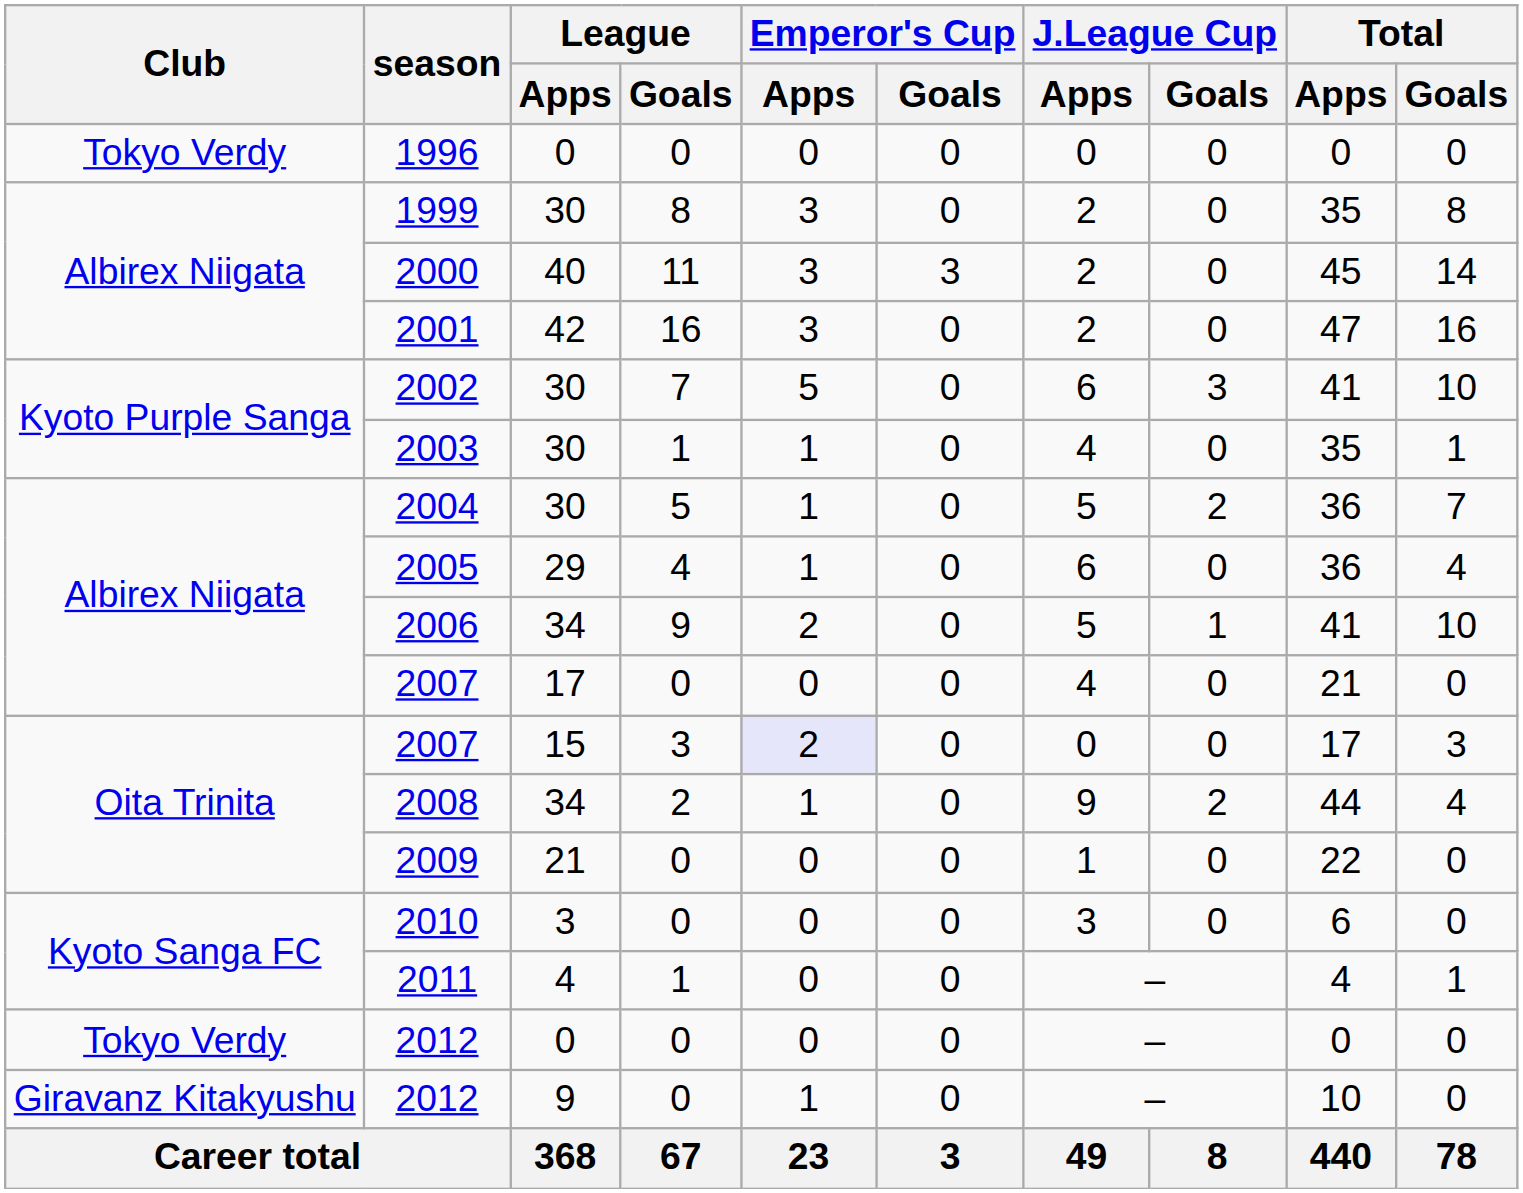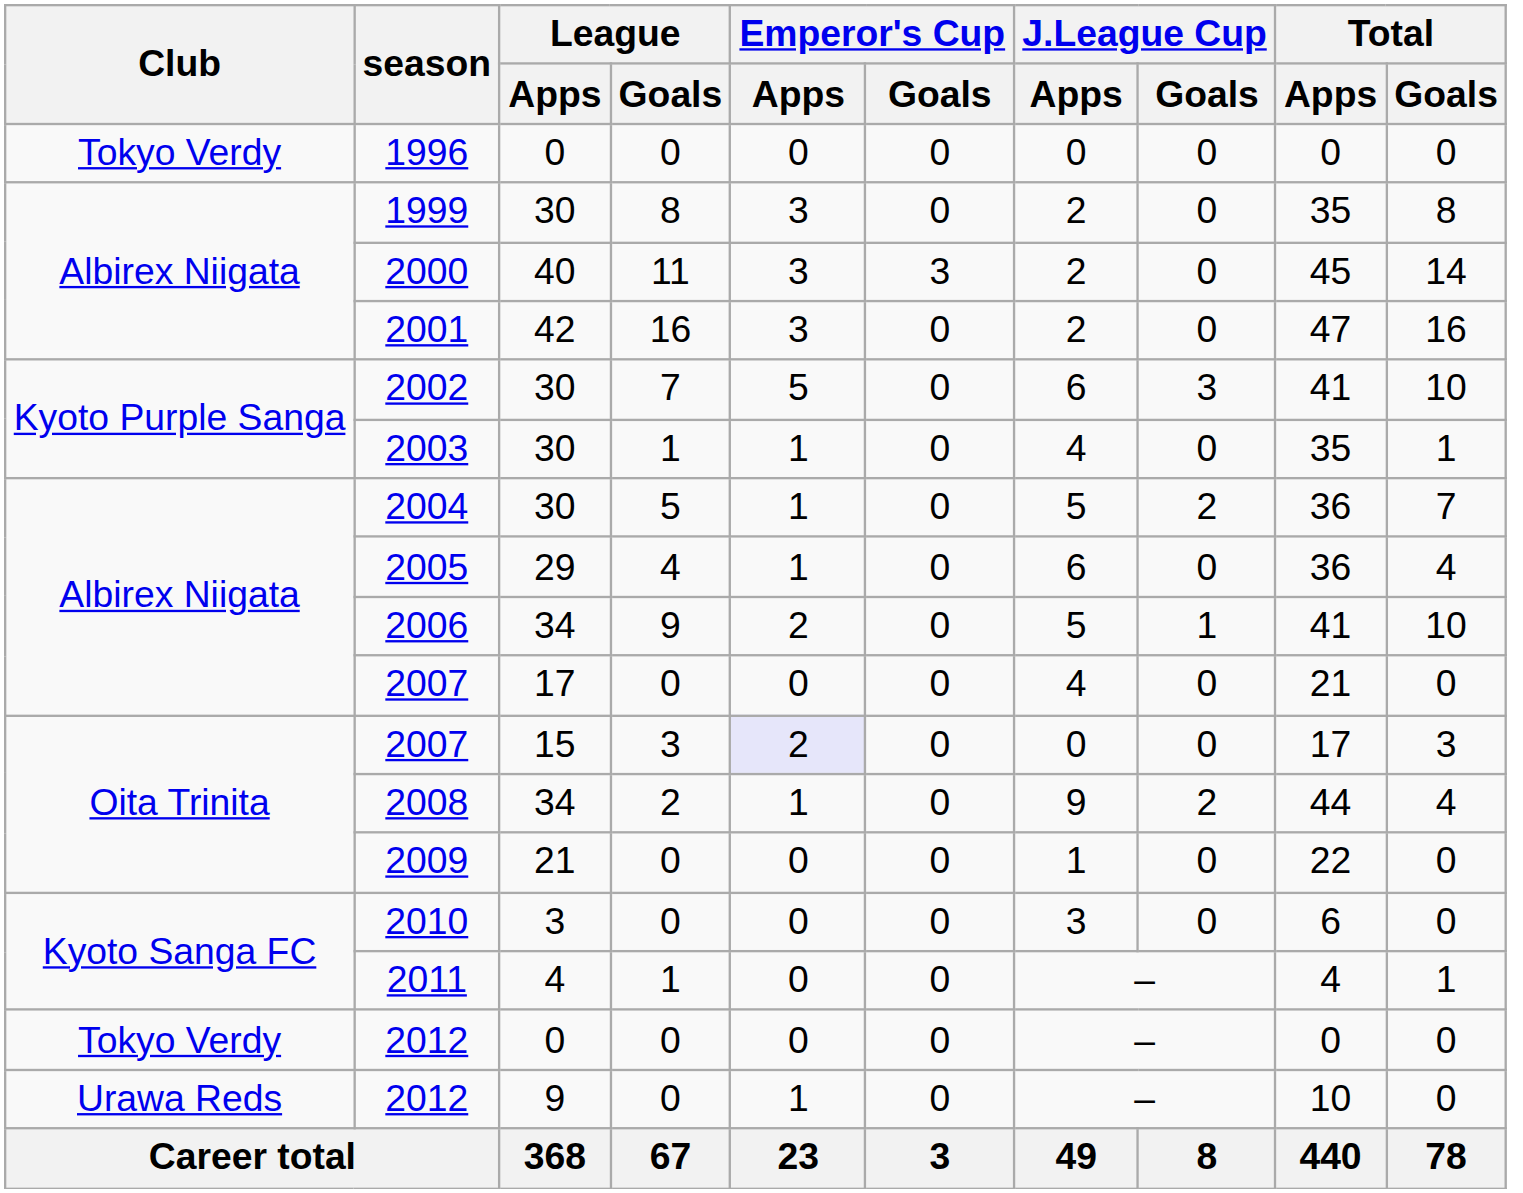(185, 1098) Giravanz Kitakyushu -> (180, 1098) Urawa Reds
